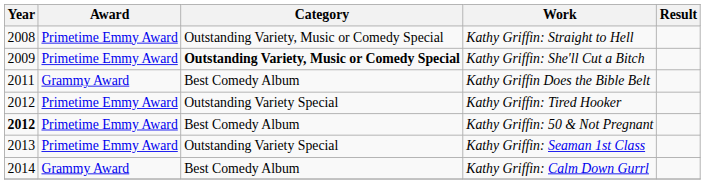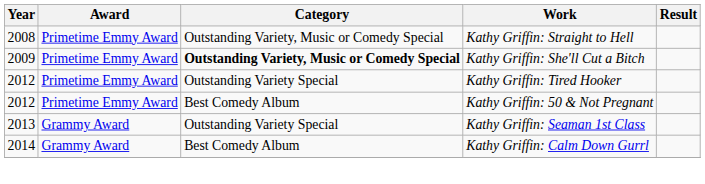- row: (558, 80)
(21, 124) bold -> (21, 102) normal
(110, 146) Primetime Emmy Award -> (85, 124) Grammy Award
